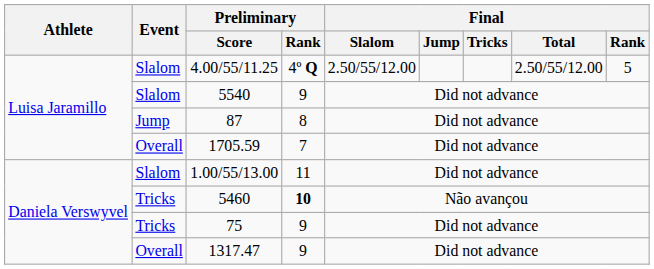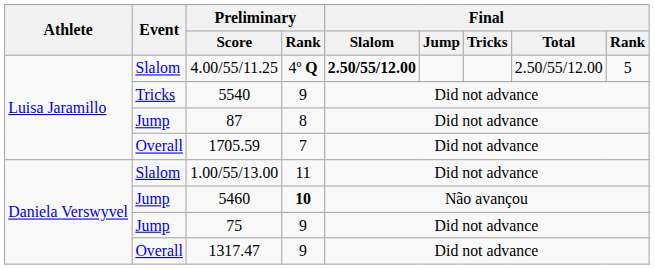(372, 68) normal -> (372, 68) bold
(158, 94) Slalom -> (155, 94) Tricks
(155, 199) Tricks -> (153, 199) Jump
(155, 225) Tricks -> (153, 225) Jump
